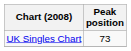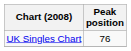(105, 38) 73 -> (105, 38) 76
